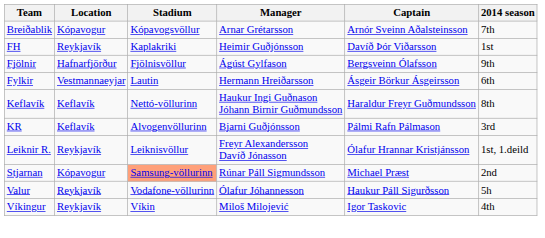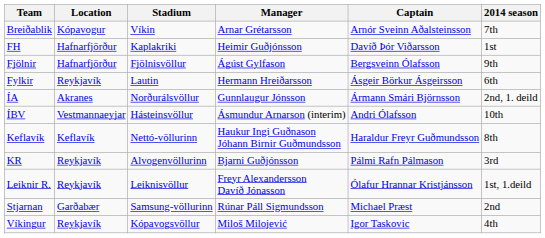(165, 30) Kópavogsvöllur -> (143, 30) Víkin
(79, 47) Reykjavík -> (87, 47) Hafnarfjörður
(91, 81) Vestmannaeyjar -> (79, 81) Reykjavík
+ row: (12, 98)
+ row: (16, 115)
(76, 127) Keflavík -> (79, 161) Reykjavík
(81, 173) Kópavogur -> (78, 207) Garðabær
(172, 173) lightsalmon background -> (172, 207) no background
- row: (18, 190)
(143, 207) Víkin -> (165, 224) Kópavogsvöllur
